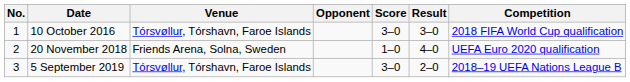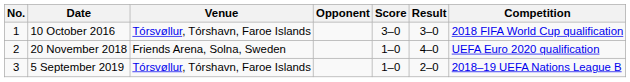(391, 67) 3–0 -> (391, 67) 1–0
